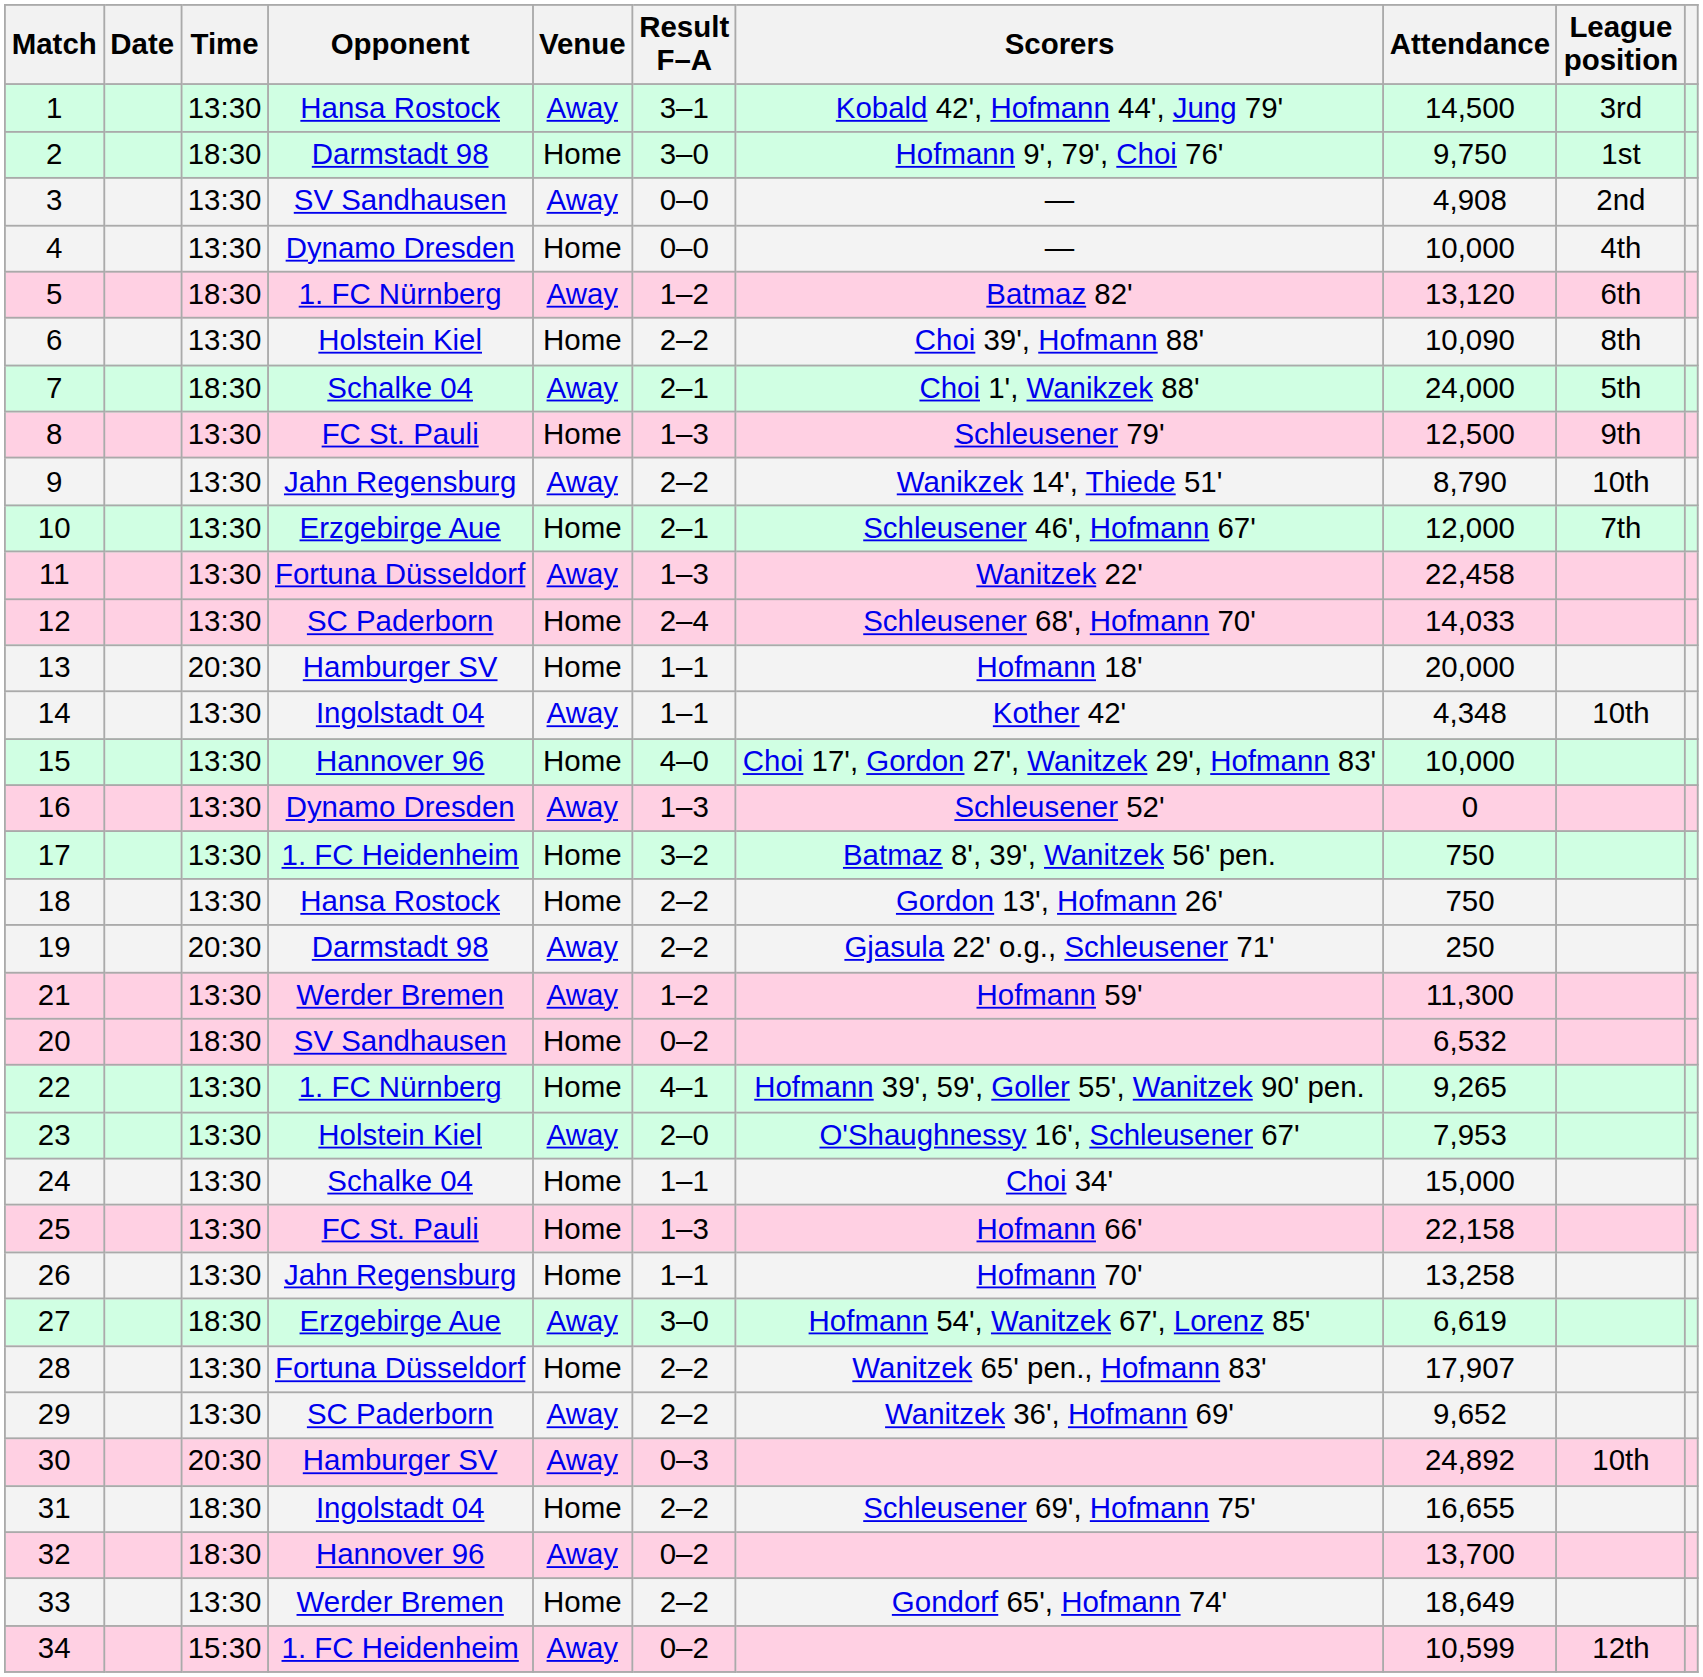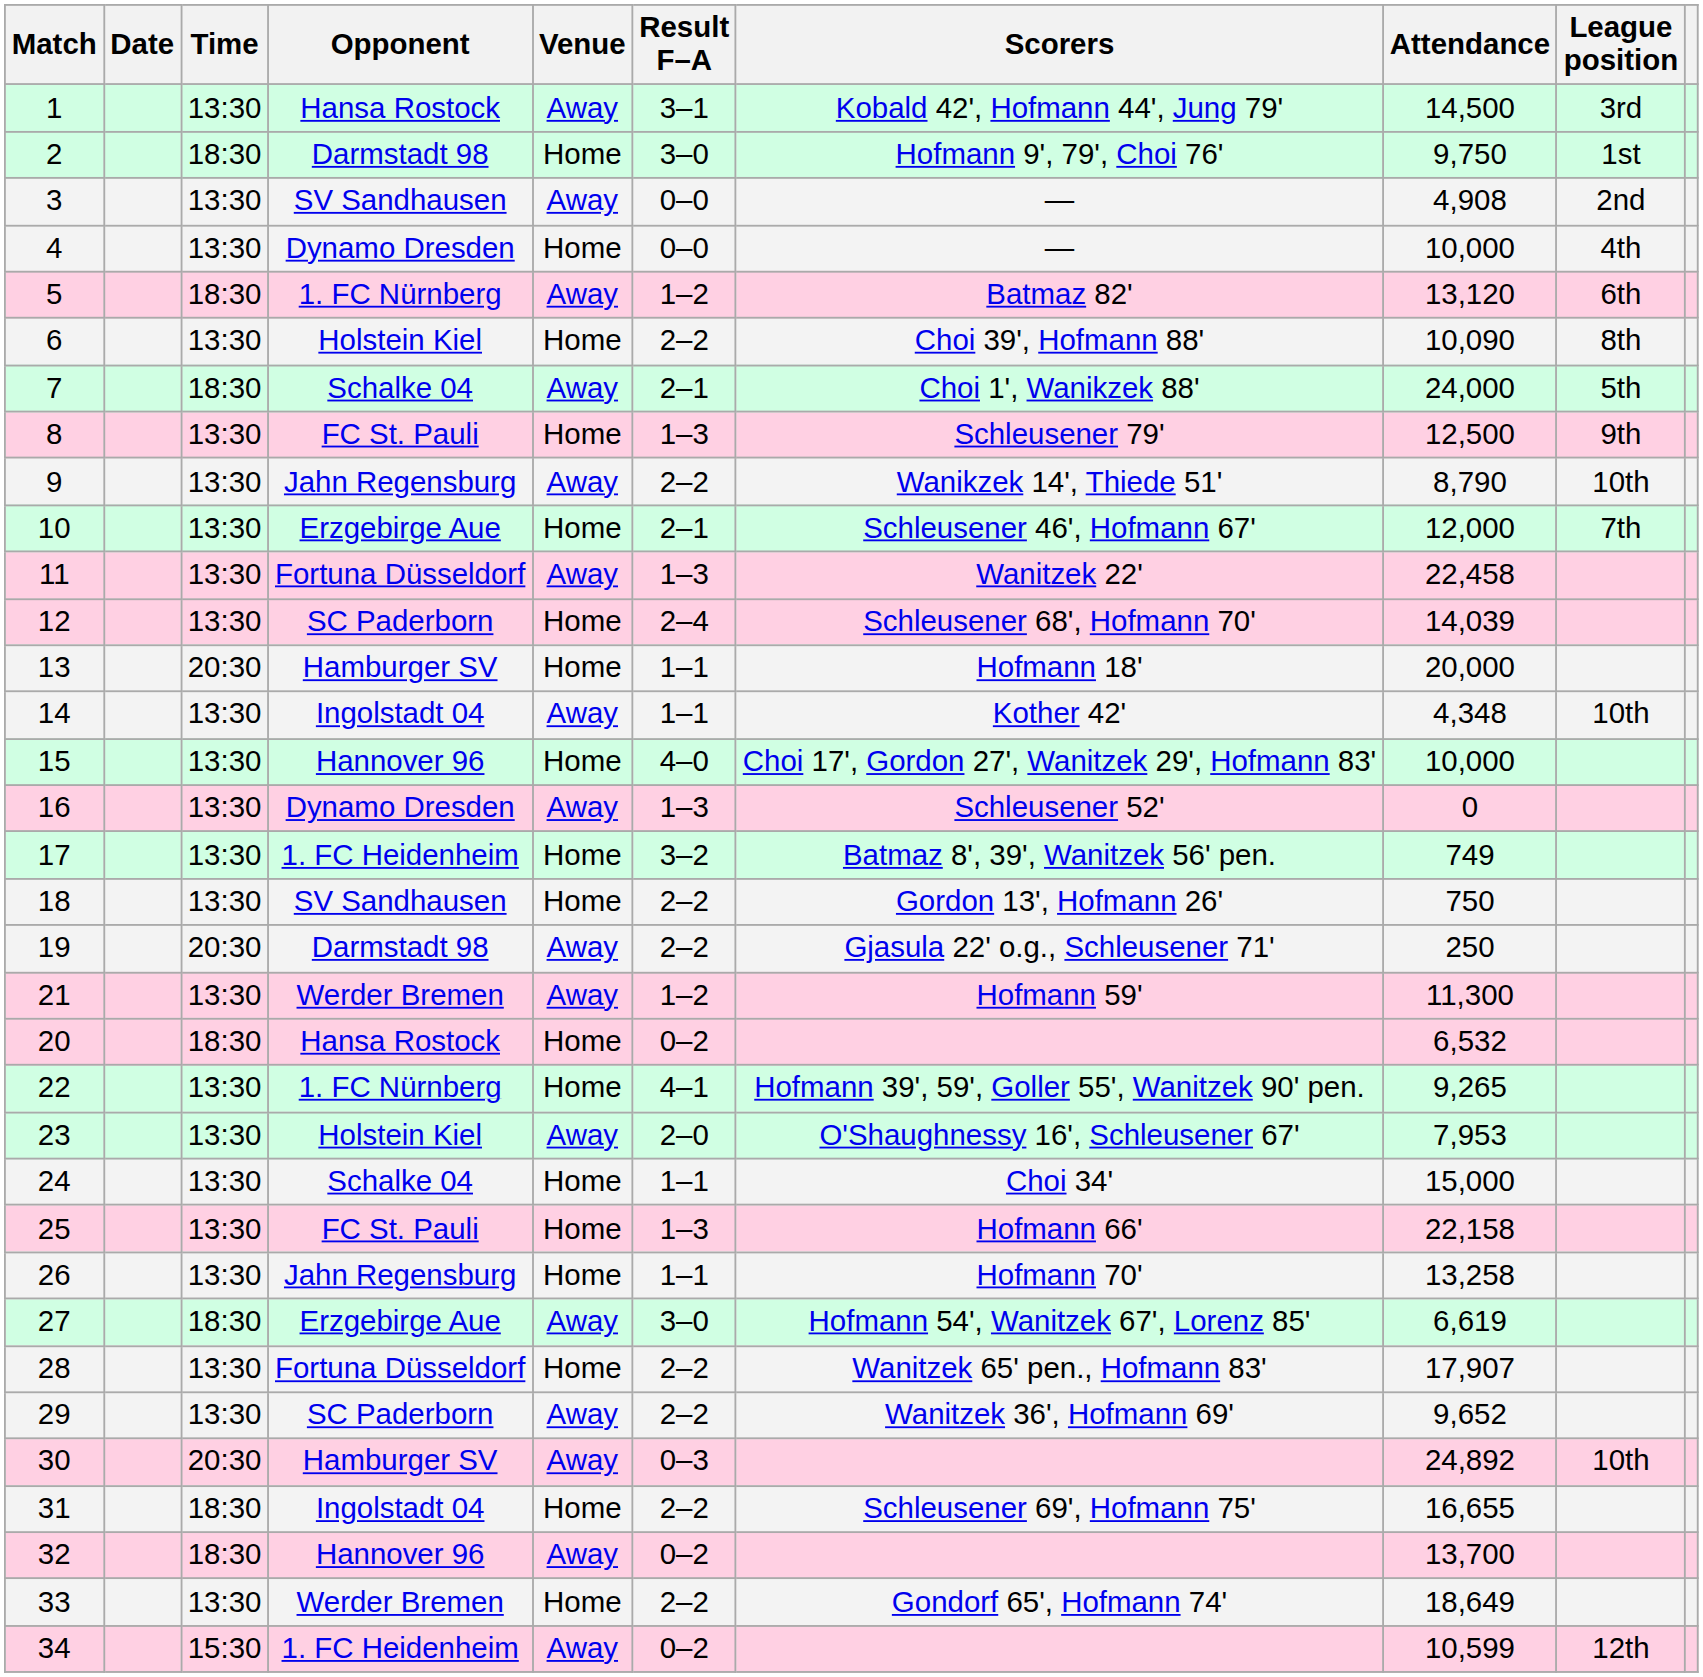(1470, 621) 14,033 -> (1470, 621) 14,039
(1470, 854) 750 -> (1470, 854) 749
(400, 901) Hansa Rostock -> (400, 901) SV Sandhausen
(400, 1041) SV Sandhausen -> (400, 1041) Hansa Rostock
